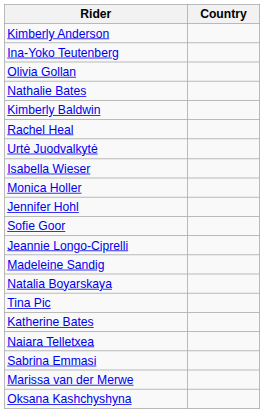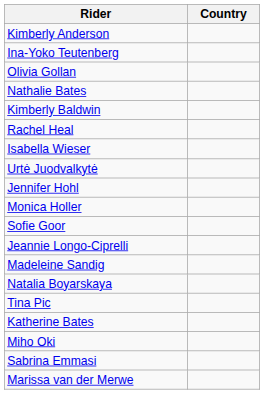rows swapped: (49, 168) <-> (52, 149)
rows swapped: (44, 187) <-> (43, 207)
- row: (51, 341)
+ row: (31, 341)
- row: (69, 399)
